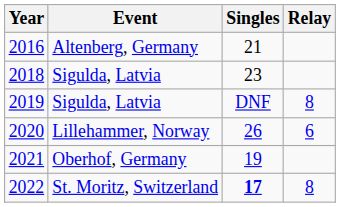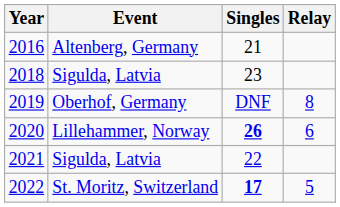(107, 103) Sigulda, Latvia -> (119, 103) Oberhof, Germany
(253, 131) normal -> (253, 131) bold
(119, 159) Oberhof, Germany -> (107, 159) Sigulda, Latvia
(253, 159) 19 -> (253, 159) 22
(309, 187) 8 -> (309, 187) 5
